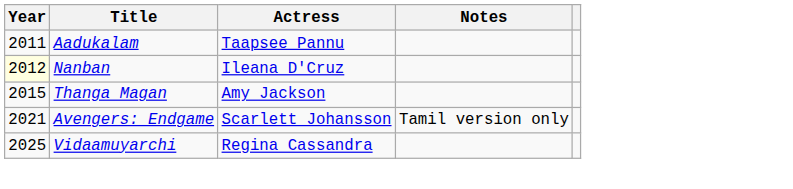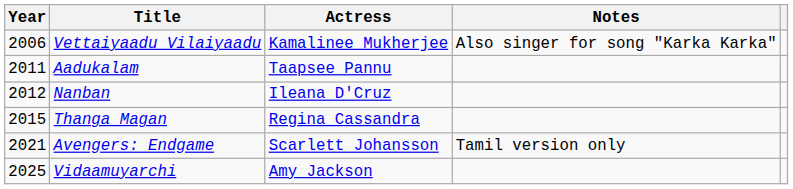+ row: (157, 43)
(27, 69) lightyellow background -> (27, 94) no background
(273, 94) Amy Jackson -> (344, 120) Regina Cassandra
(297, 146) Regina Cassandra -> (321, 171) Amy Jackson
